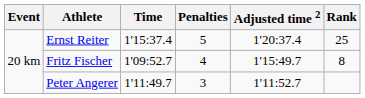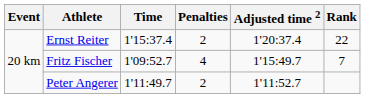(203, 40) 5 -> (203, 40) 2
(342, 40) 25 -> (342, 40) 22
(342, 61) 8 -> (342, 61) 7
(203, 83) 3 -> (203, 83) 2
